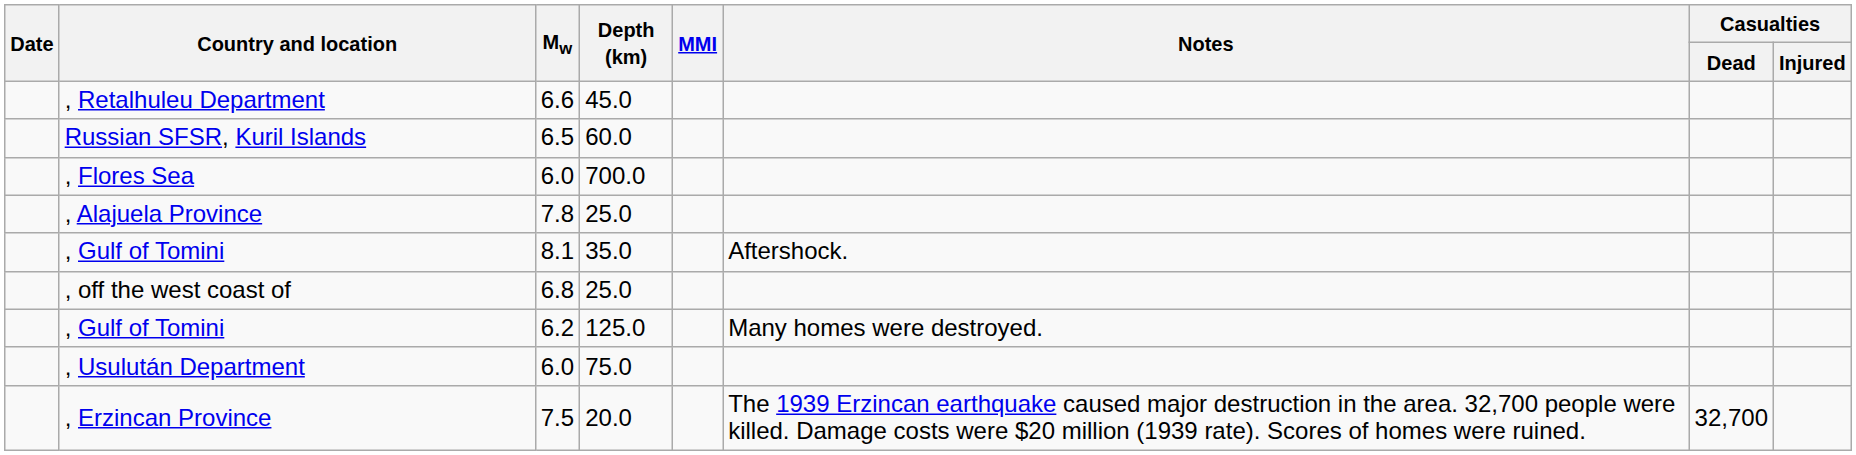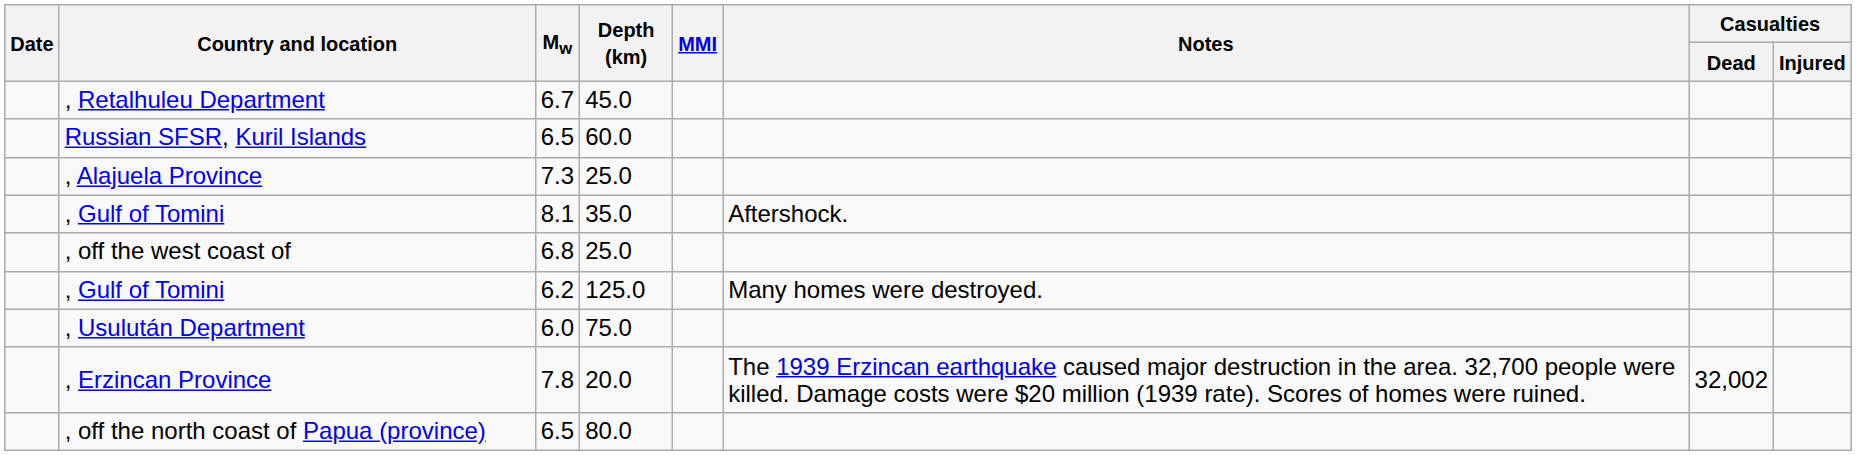(557, 99) 6.6 -> (557, 99) 6.7
- row: (129, 175)
(557, 213) 7.8 -> (557, 175) 7.3
(557, 417) 7.5 -> (557, 379) 7.8
(1731, 417) 32,700 -> (1731, 379) 32,002
+ row: (275, 431)
